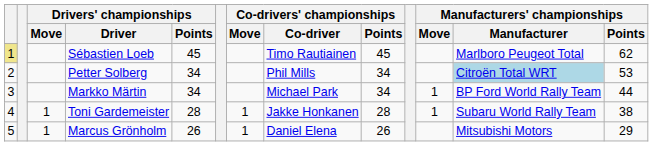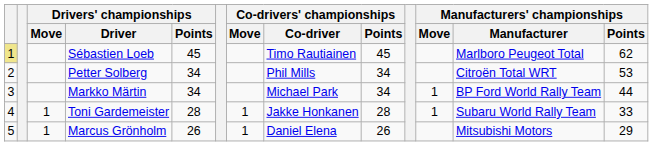(506, 72) lightblue background -> (506, 72) no background
(626, 111) 38 -> (626, 111) 33
